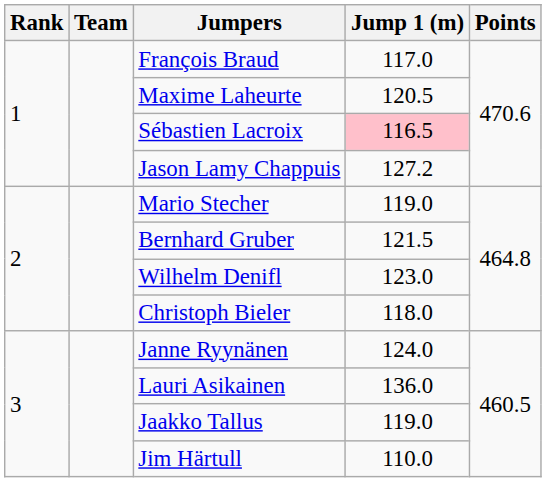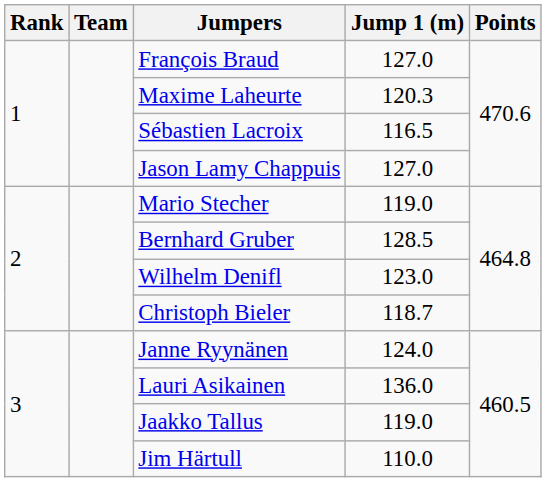(408, 58) 117.0 -> (408, 58) 127.0
(408, 95) 120.5 -> (408, 95) 120.3
(408, 131) pink background -> (408, 131) no background
(408, 167) 127.2 -> (408, 167) 127.0
(408, 240) 121.5 -> (408, 240) 128.5
(408, 312) 118.0 -> (408, 312) 118.7
